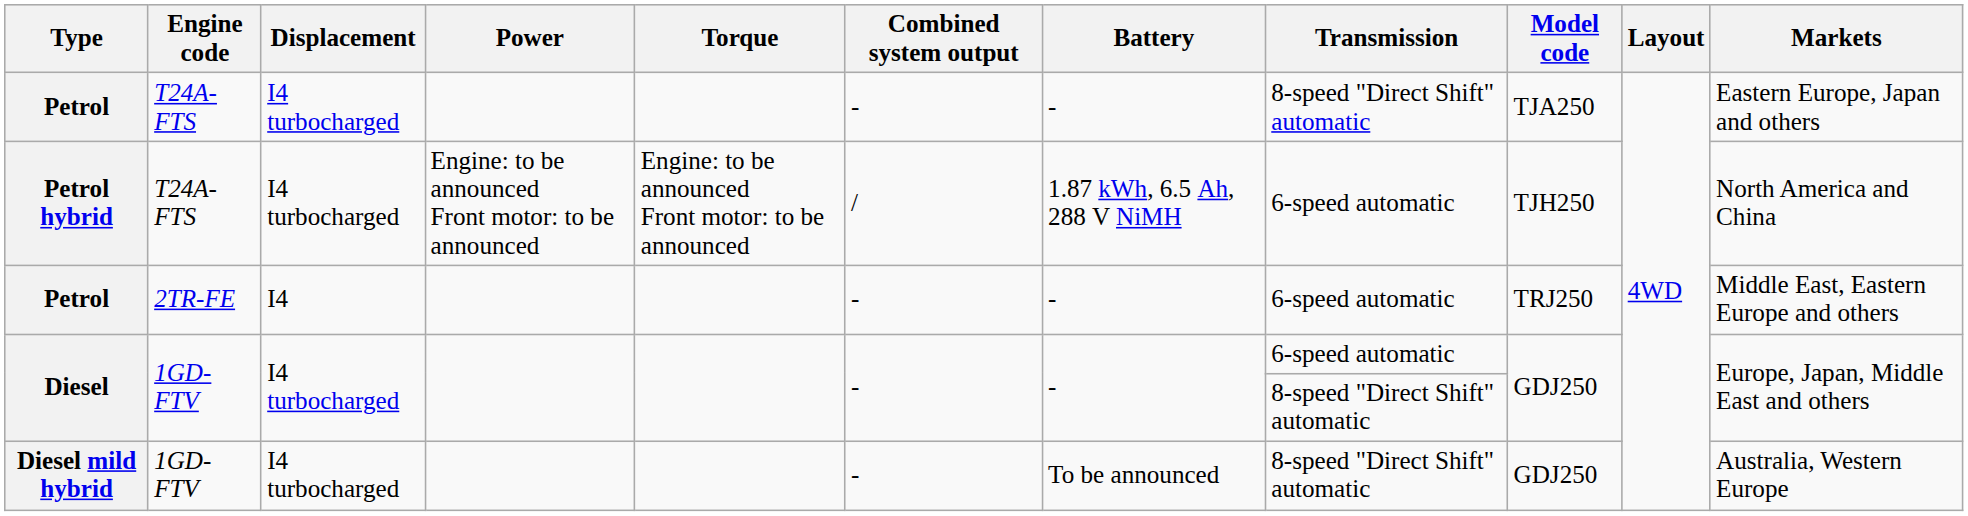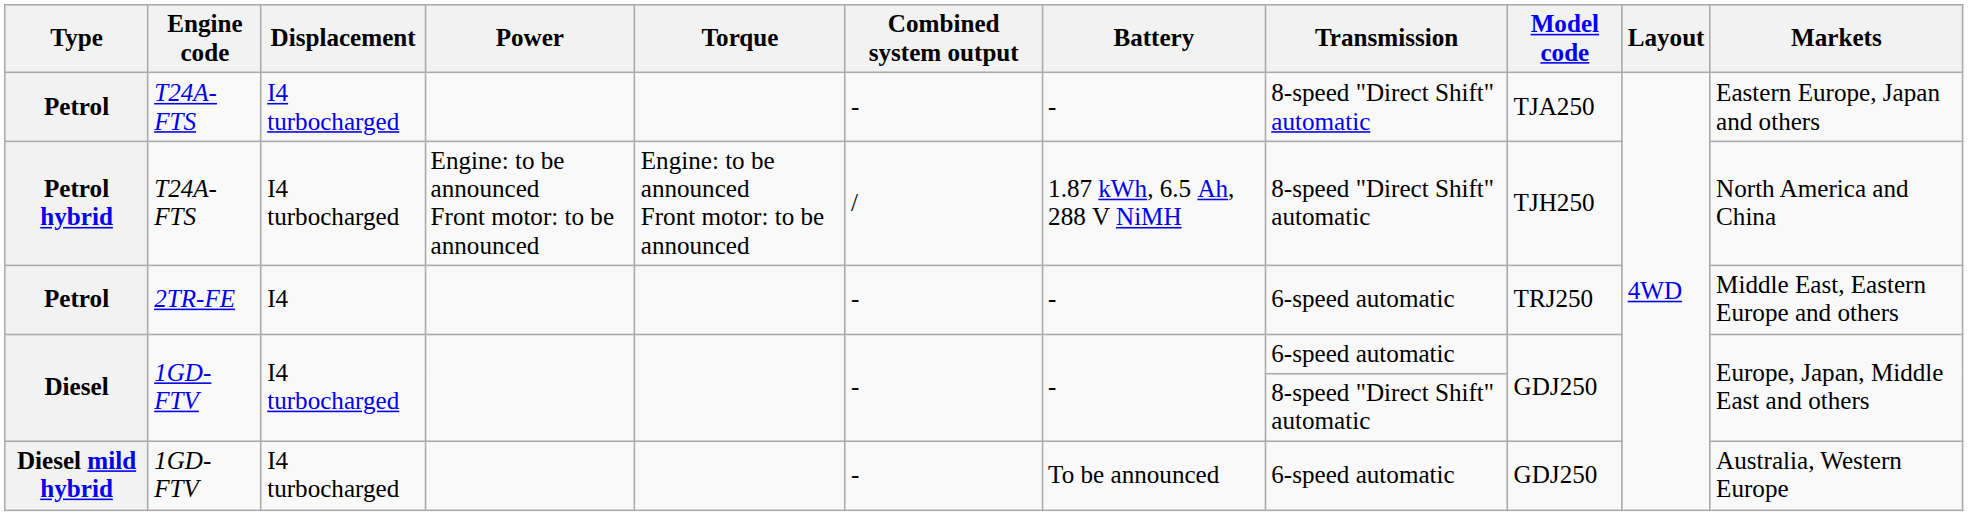(1363, 203) 6-speed automatic -> (1383, 203) 8-speed "Direct Shift" automatic
(1383, 475) 8-speed "Direct Shift" automatic -> (1363, 475) 6-speed automatic
